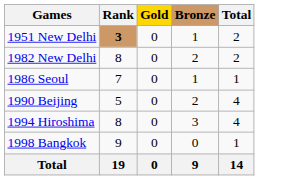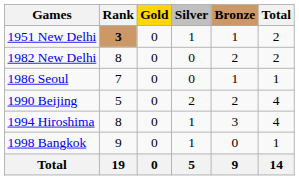+ column: (192, 15)
